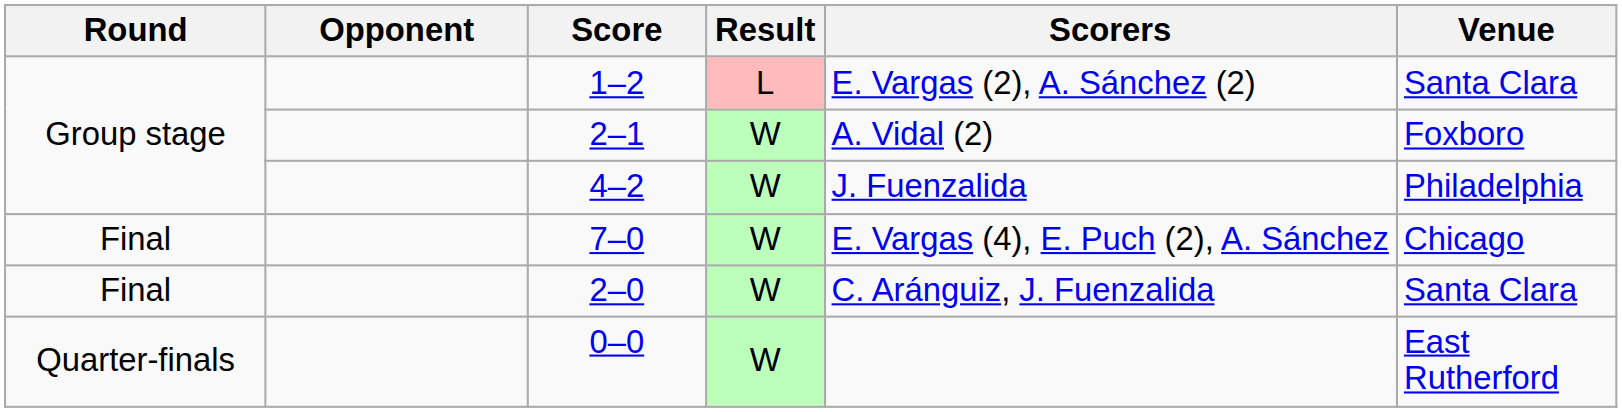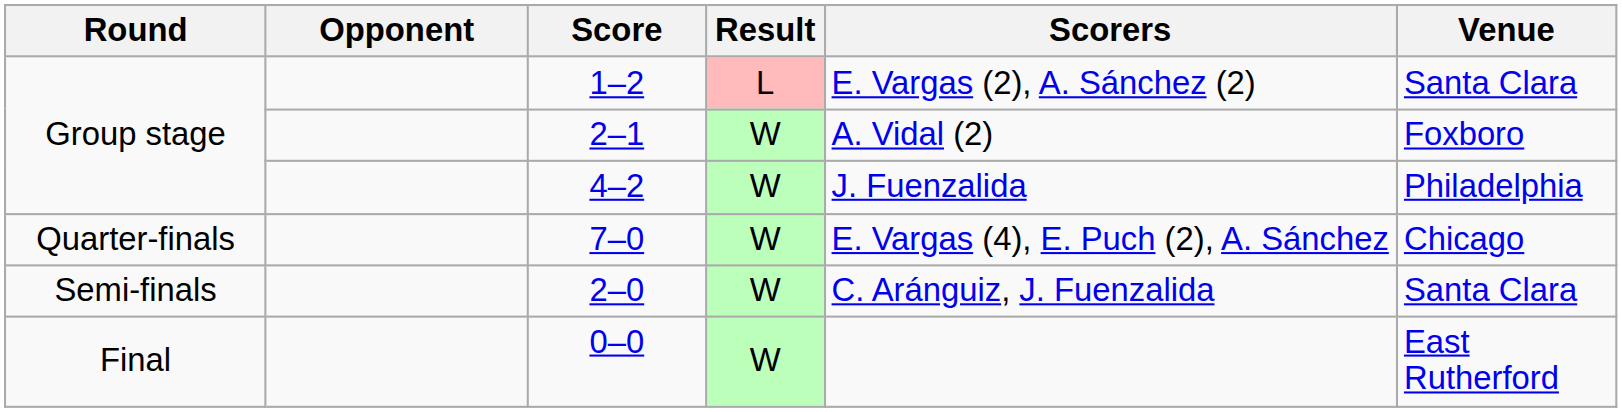(136, 238) Final -> (136, 238) Quarter-finals
(136, 290) Final -> (136, 290) Semi-finals
(136, 361) Quarter-finals -> (136, 361) Final
